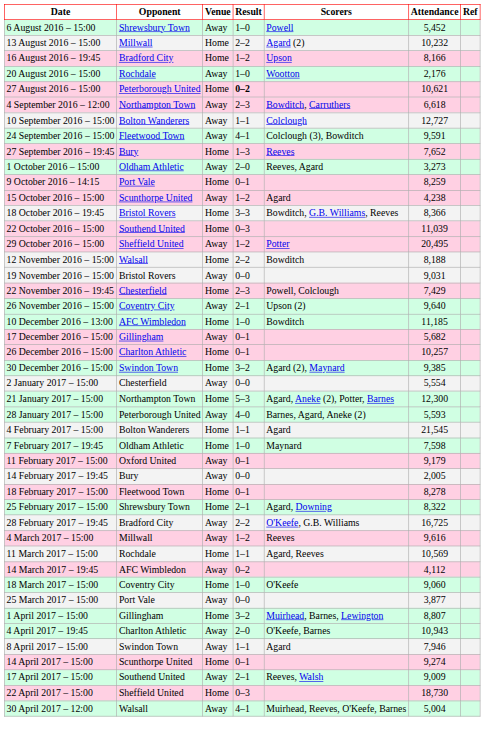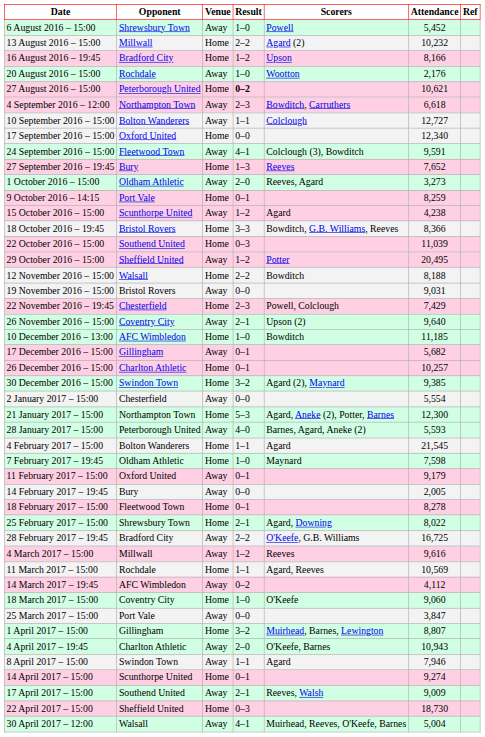+ row: (61, 136)
(435, 507) 8,322 -> (435, 523) 8,022
(435, 600) 3,877 -> (435, 615) 3,847
